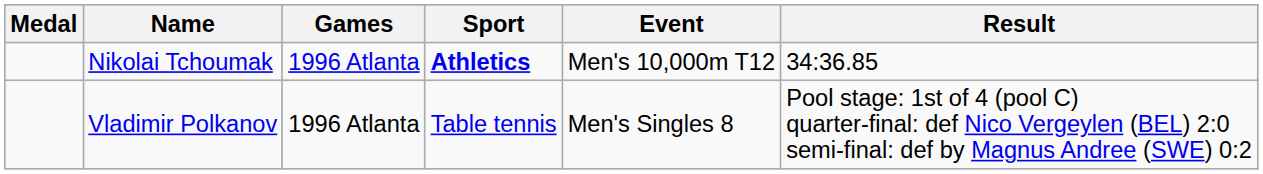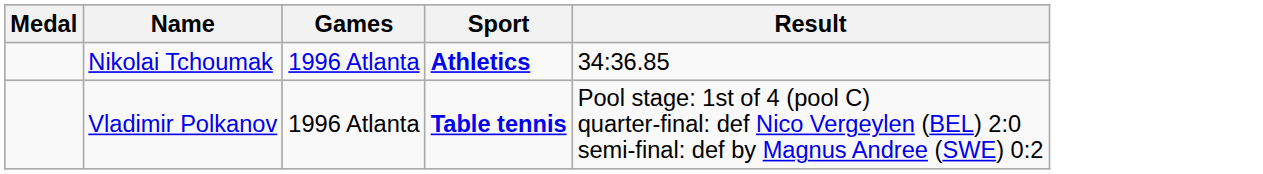- column: (671, 24)
(494, 125) normal -> (499, 125) bold
